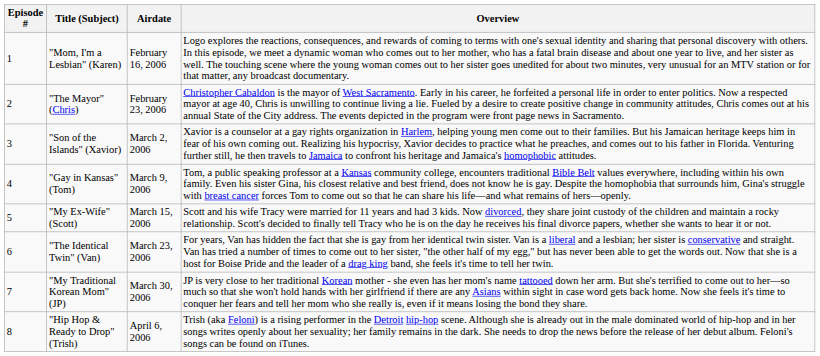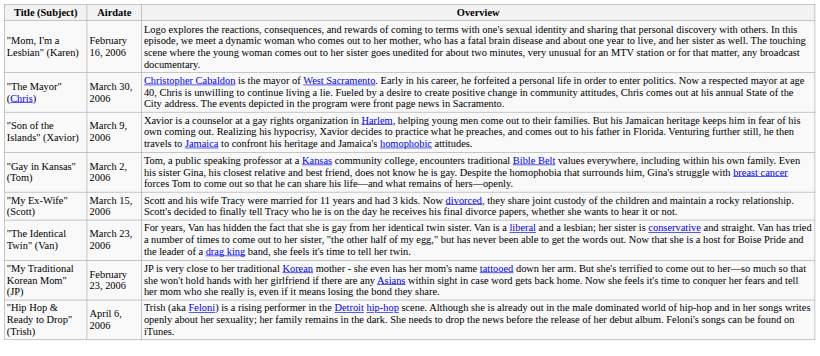- column: (25, 18)
(149, 104) February 23, 2006 -> (111, 92) March 30, 2006
(149, 144) March 2, 2006 -> (108, 132) March 9, 2006
(149, 184) March 9, 2006 -> (108, 172) March 2, 2006
(151, 292) March 30, 2006 -> (108, 280) February 23, 2006
